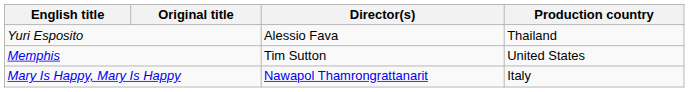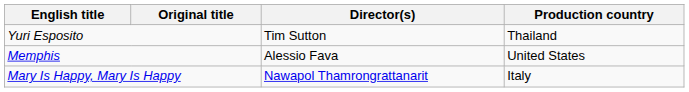(301, 35) Alessio Fava -> (295, 35) Tim Sutton
(295, 55) Tim Sutton -> (301, 55) Alessio Fava
